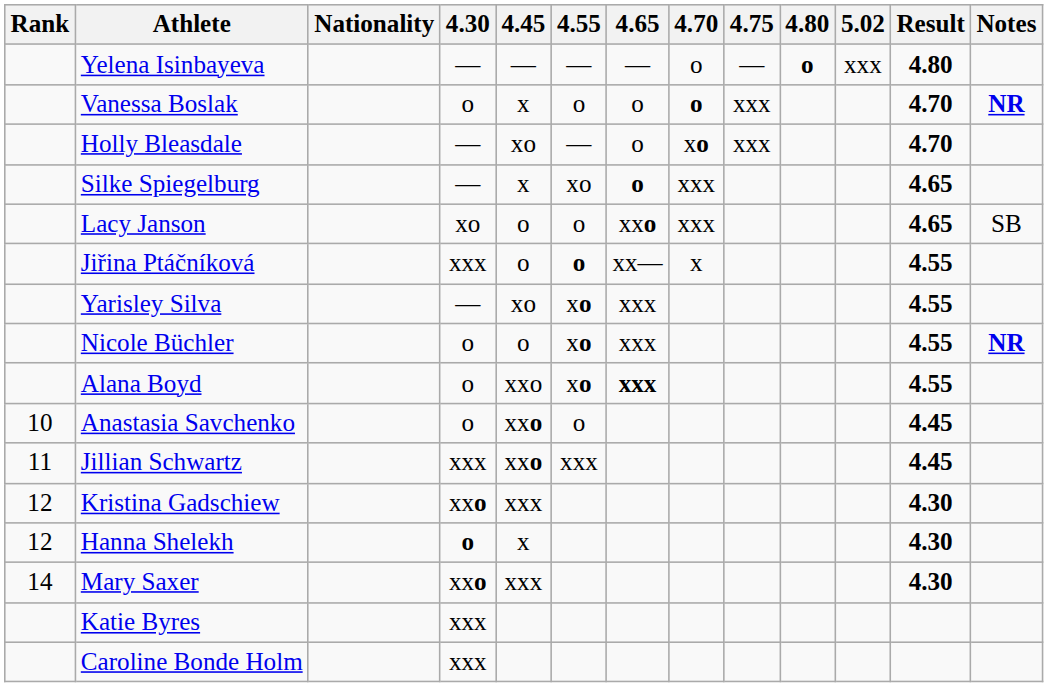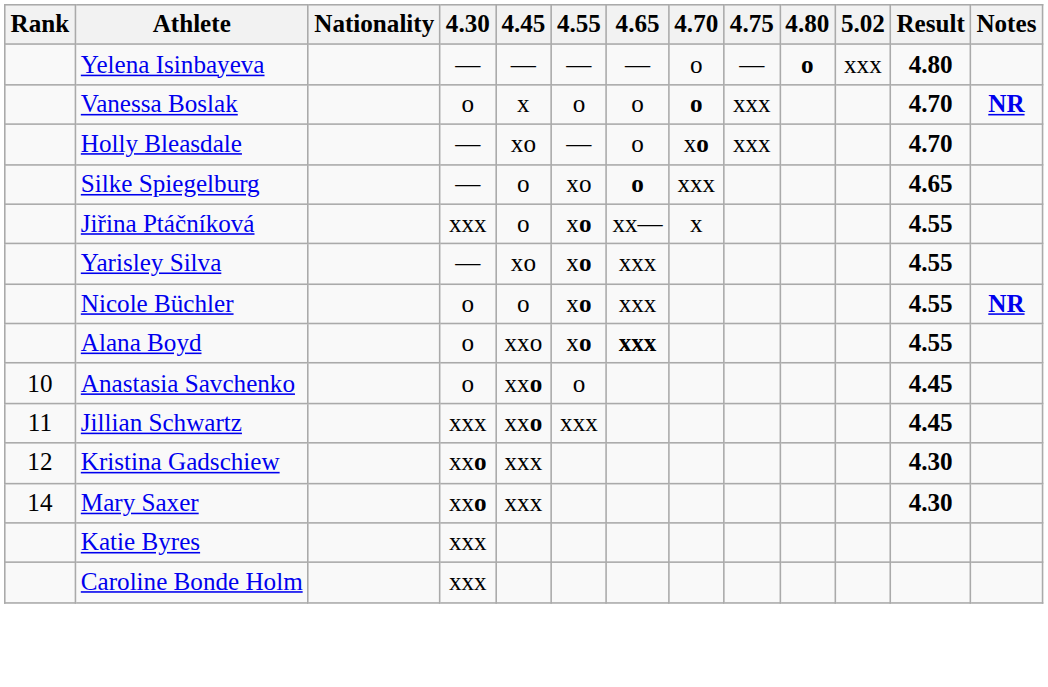(523, 183) x -> (523, 183) o
- row: (143, 223)
(579, 263) o -> (579, 223) xo
- row: (157, 542)
